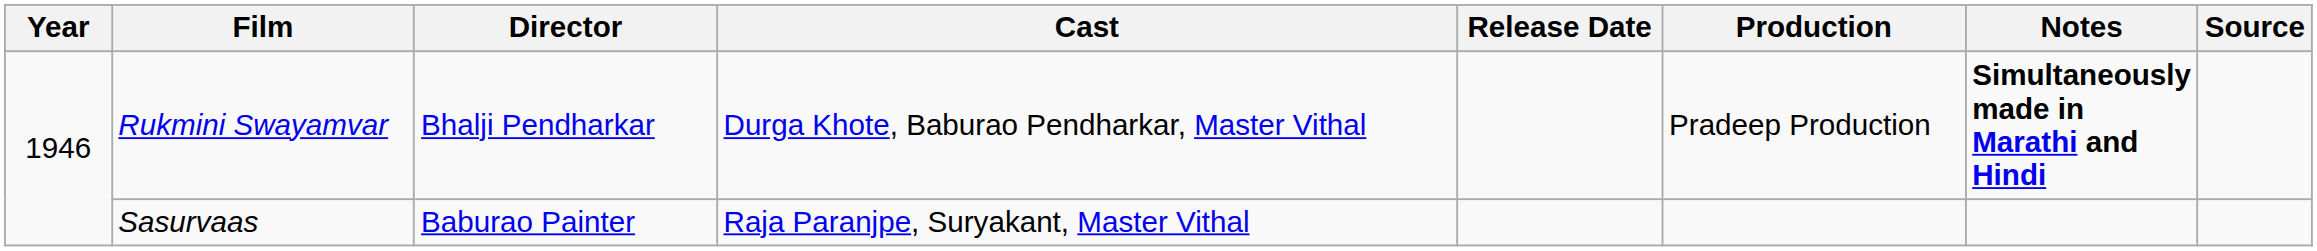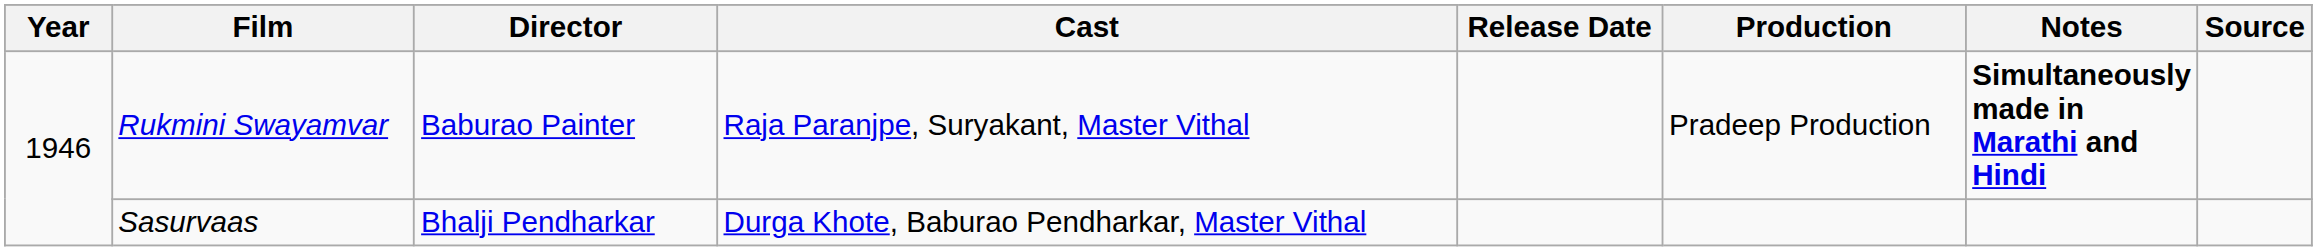(538, 124) Bhalji Pendharkar -> (528, 124) Baburao Painter
(1045, 124) Durga Khote, Baburao Pendharkar, Master Vithal -> (986, 124) Raja Paranjpe, Suryakant, Master Vithal
(528, 221) Baburao Painter -> (538, 221) Bhalji Pendharkar
(986, 221) Raja Paranjpe, Suryakant, Master Vithal -> (1045, 221) Durga Khote, Baburao Pendharkar, Master Vithal
